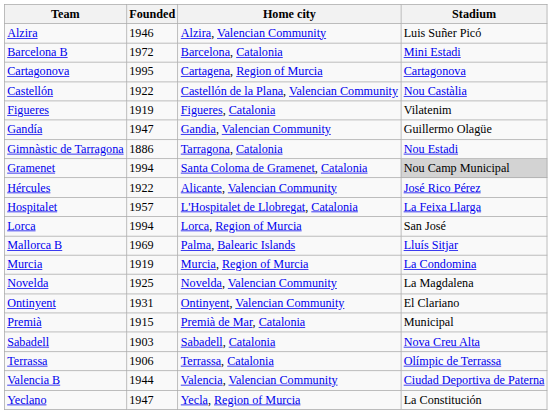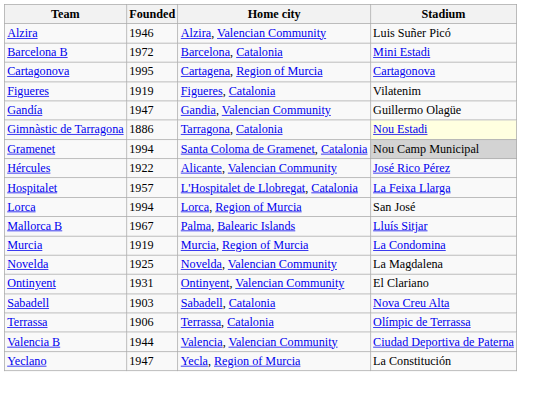- row: (30, 91)
(431, 149) no background -> (400, 129) lightyellow background
(141, 245) 1969 -> (141, 226) 1967
- row: (24, 322)
